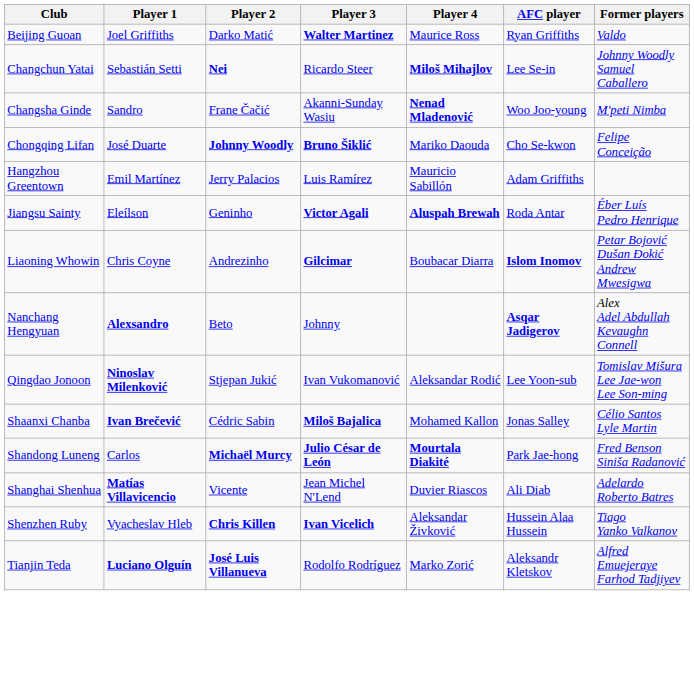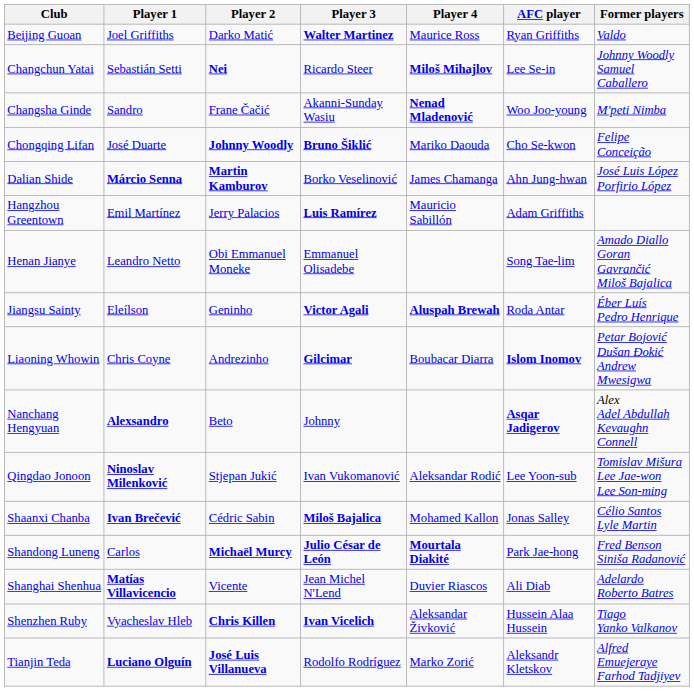+ row: (40, 178)
(338, 178) normal -> (340, 213) bold
+ row: (42, 261)
